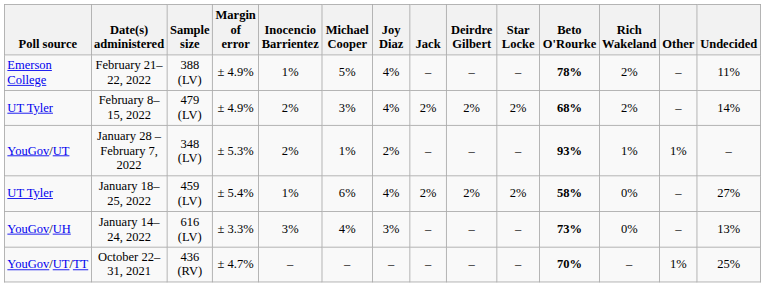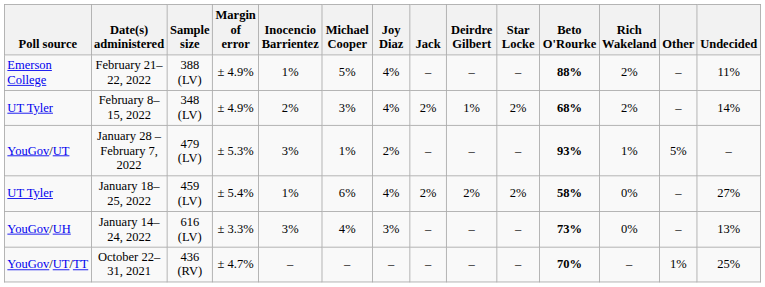(569, 72) 78% -> (569, 72) 88%
(190, 108) 479 (LV) -> (190, 108) 348 (LV)
(472, 108) 2% -> (472, 108) 1%
(190, 151) 348 (LV) -> (190, 151) 479 (LV)
(290, 151) 2% -> (290, 151) 3%
(678, 151) 1% -> (678, 151) 5%
